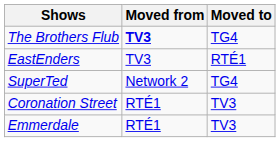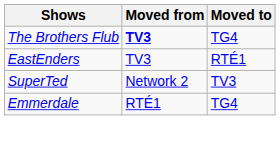(224, 81) TG4 -> (224, 81) TV3
- row: (62, 103)
(224, 125) TV3 -> (224, 103) TG4
